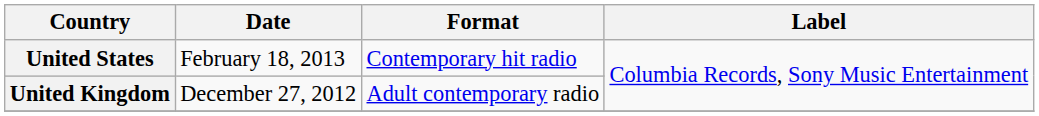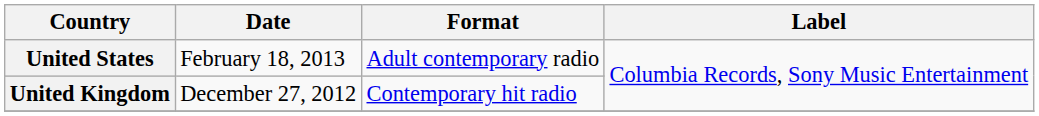(472, 57) Contemporary hit radio -> (483, 57) Adult contemporary radio
(483, 93) Adult contemporary radio -> (472, 93) Contemporary hit radio
